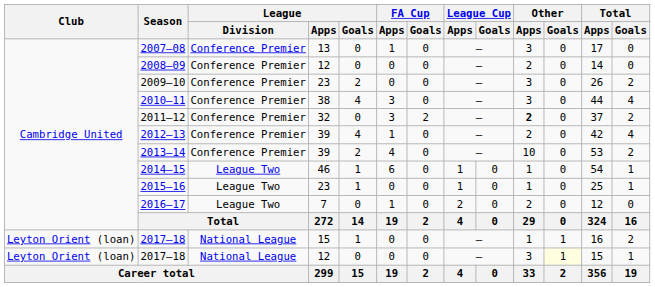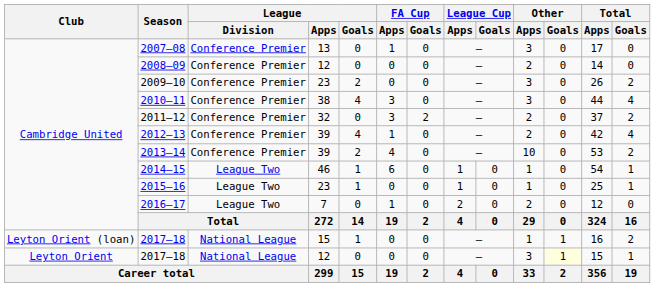(529, 117) bold -> (529, 117) normal
(71, 256) Leyton Orient (loan) -> (71, 256) Leyton Orient
